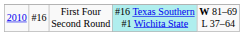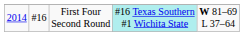(17, 18) 2010 -> (17, 18) 2014
